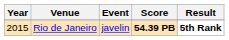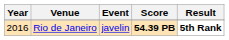(18, 28) 2015 -> (18, 28) 2016
